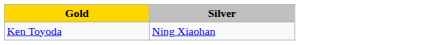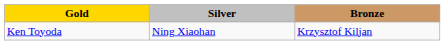+ column: (367, 13)
